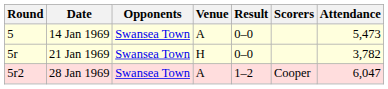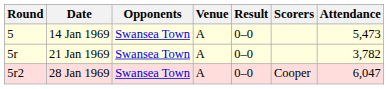(200, 53) H -> (200, 53) A
(244, 73) 1–2 -> (244, 73) 0–0
